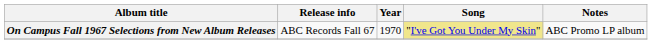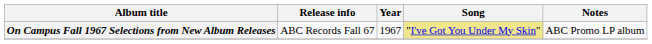(390, 30) 1970 -> (390, 30) 1967
